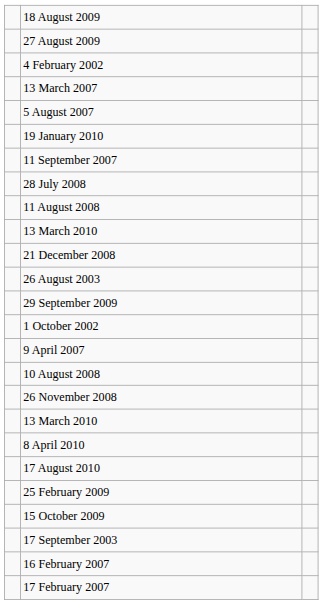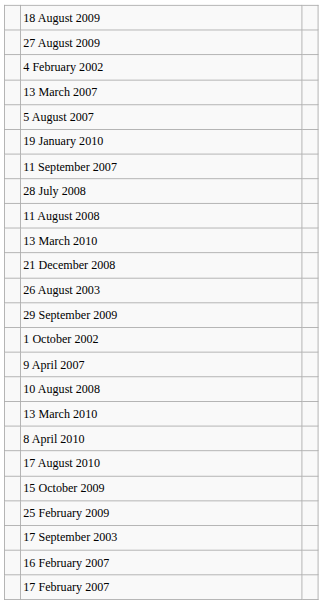- row: (12, 398)
rows swapped: (12, 516) <-> (12, 493)
